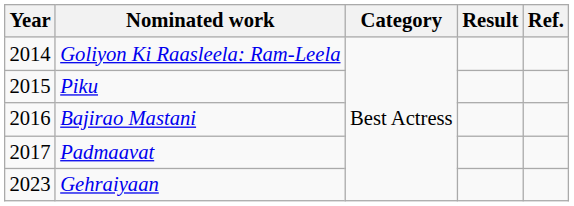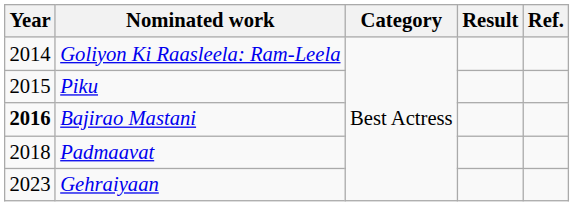(30, 119) normal -> (30, 119) bold
(30, 151) 2017 -> (30, 151) 2018
